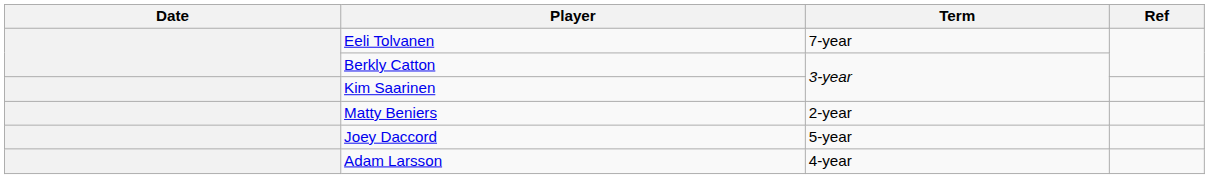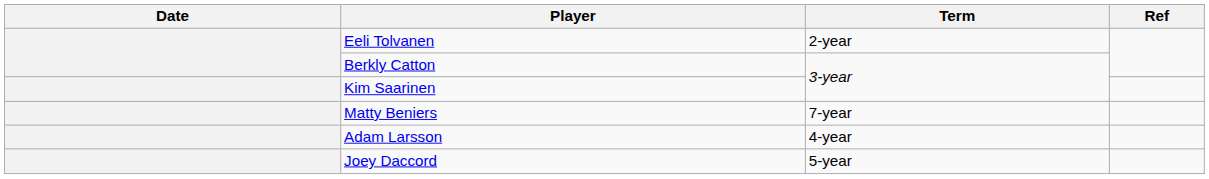(830, 40) 7-year -> (830, 40) 2-year
(830, 112) 2-year -> (830, 112) 7-year
rows swapped: (393, 161) <-> (391, 137)
